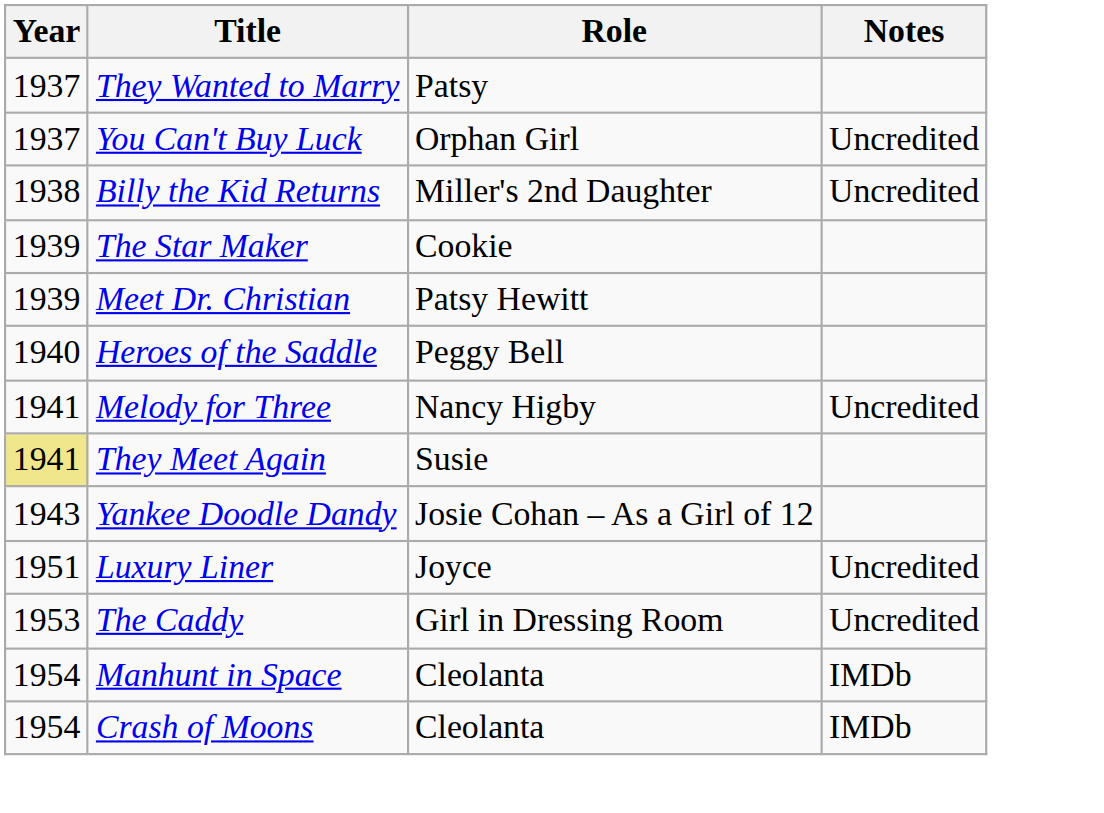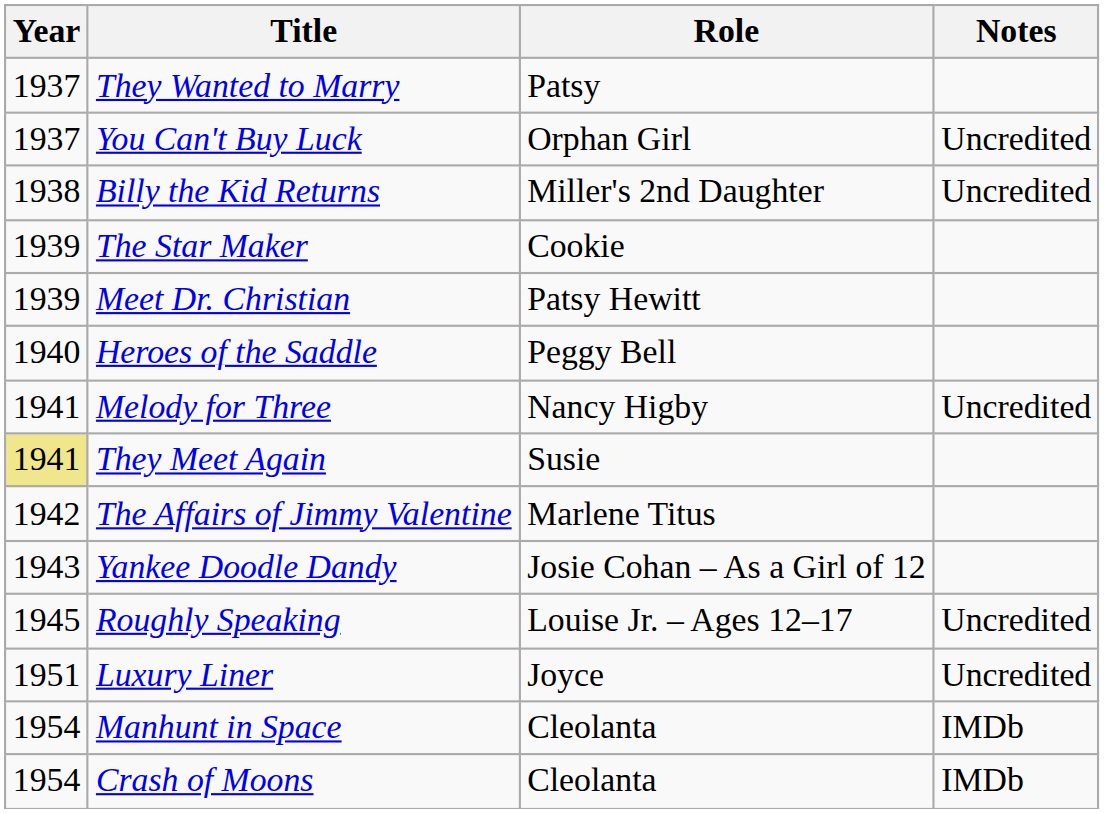+ row: (304, 513)
+ row: (218, 620)
- row: (170, 620)
